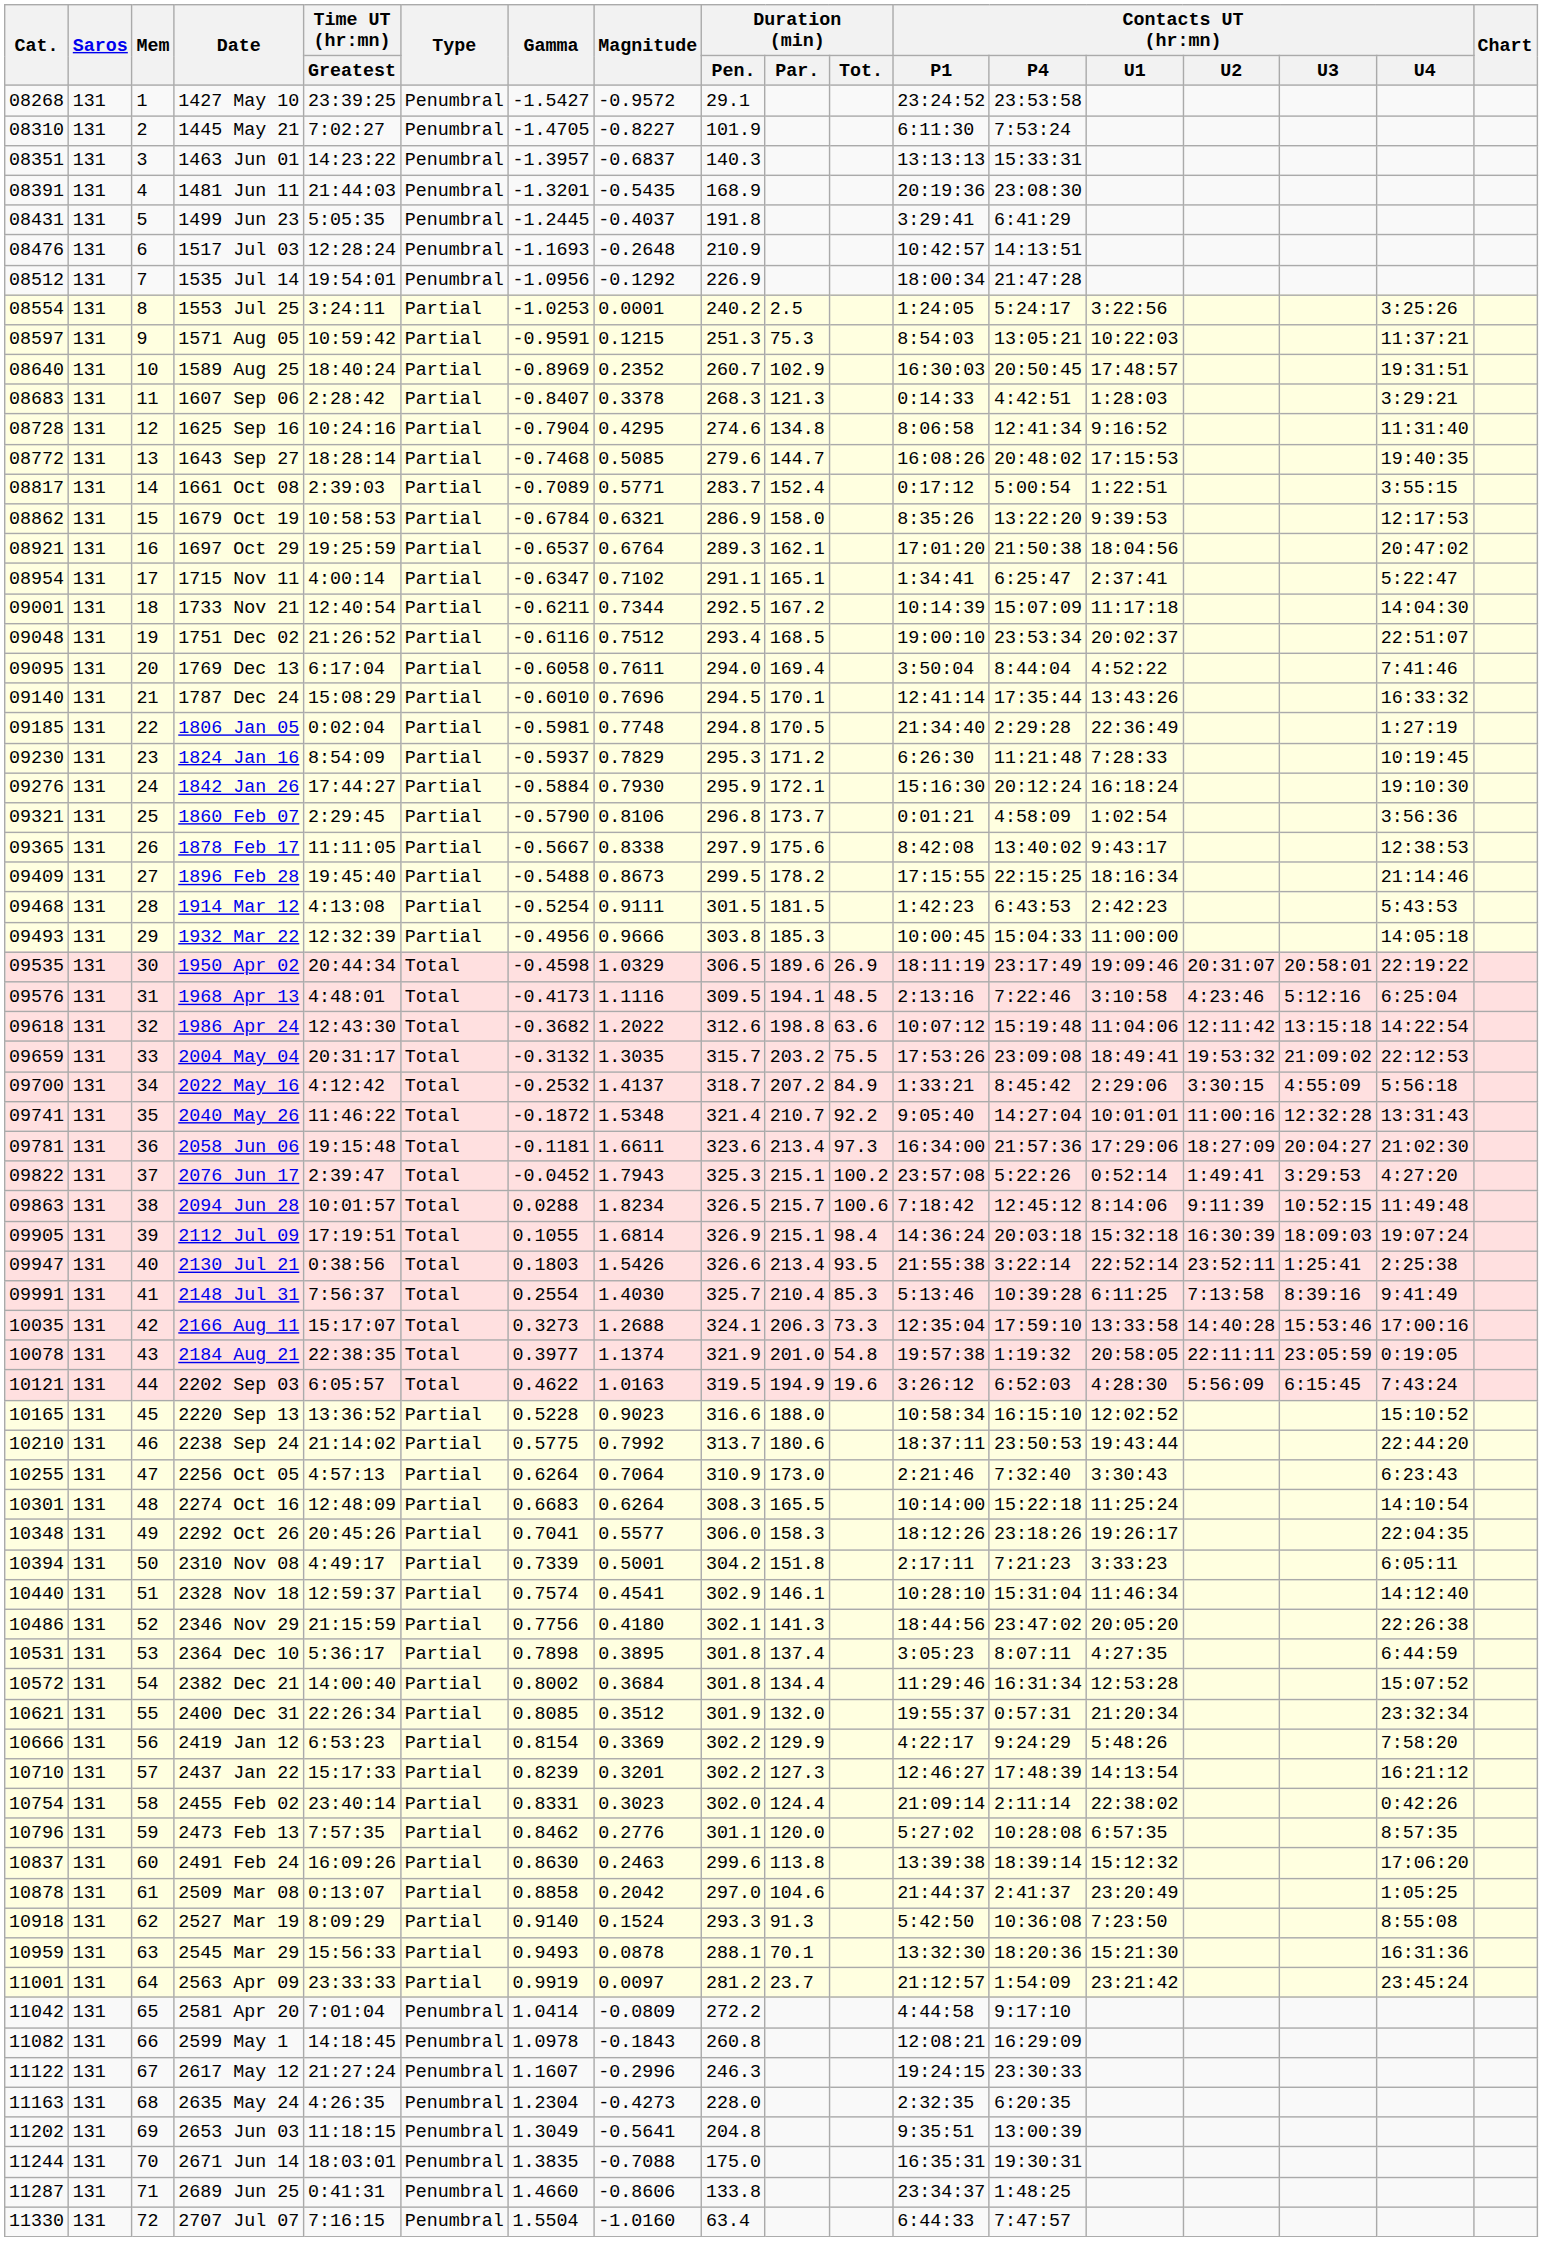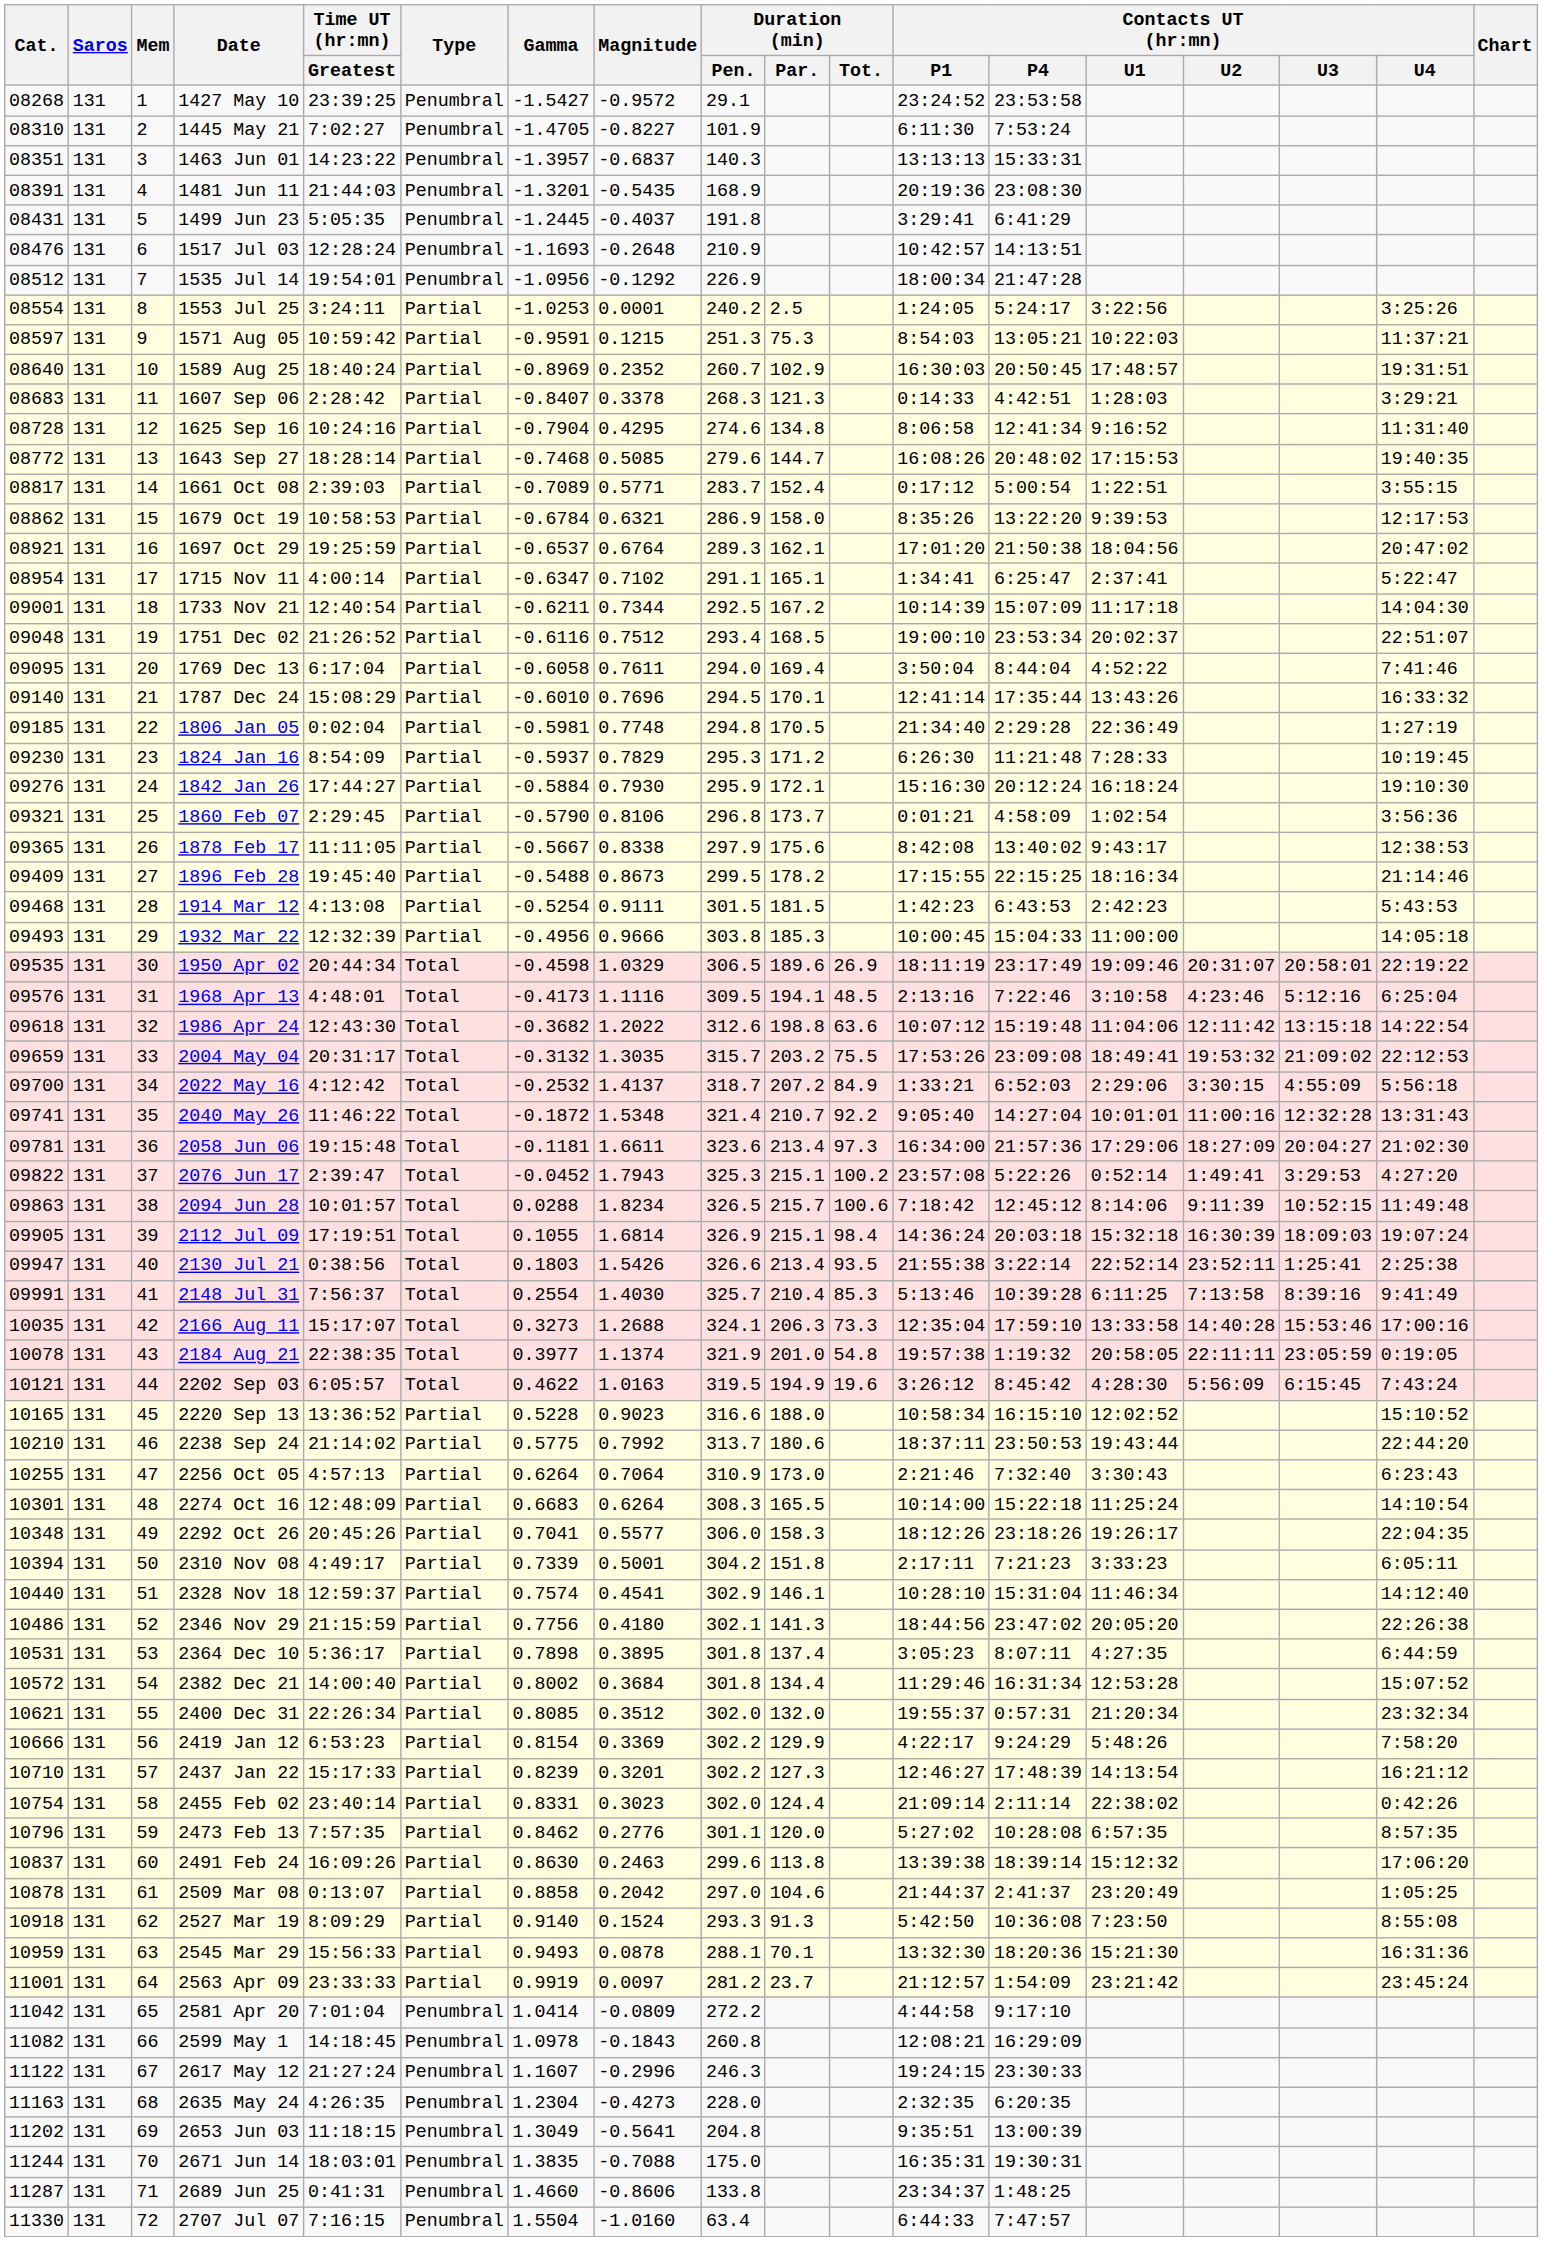(1032, 1086) 8:45:42 -> (1032, 1086) 6:52:03
(1032, 1385) 6:52:03 -> (1032, 1385) 8:45:42
(733, 1714) 301.9 -> (733, 1714) 302.0
